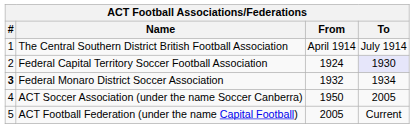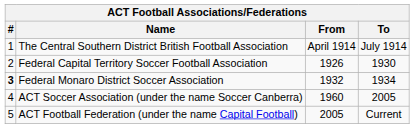(332, 64) 1924 -> (332, 64) 1926
(384, 64) lavender background -> (384, 64) no background
(332, 98) 1950 -> (332, 98) 1960
